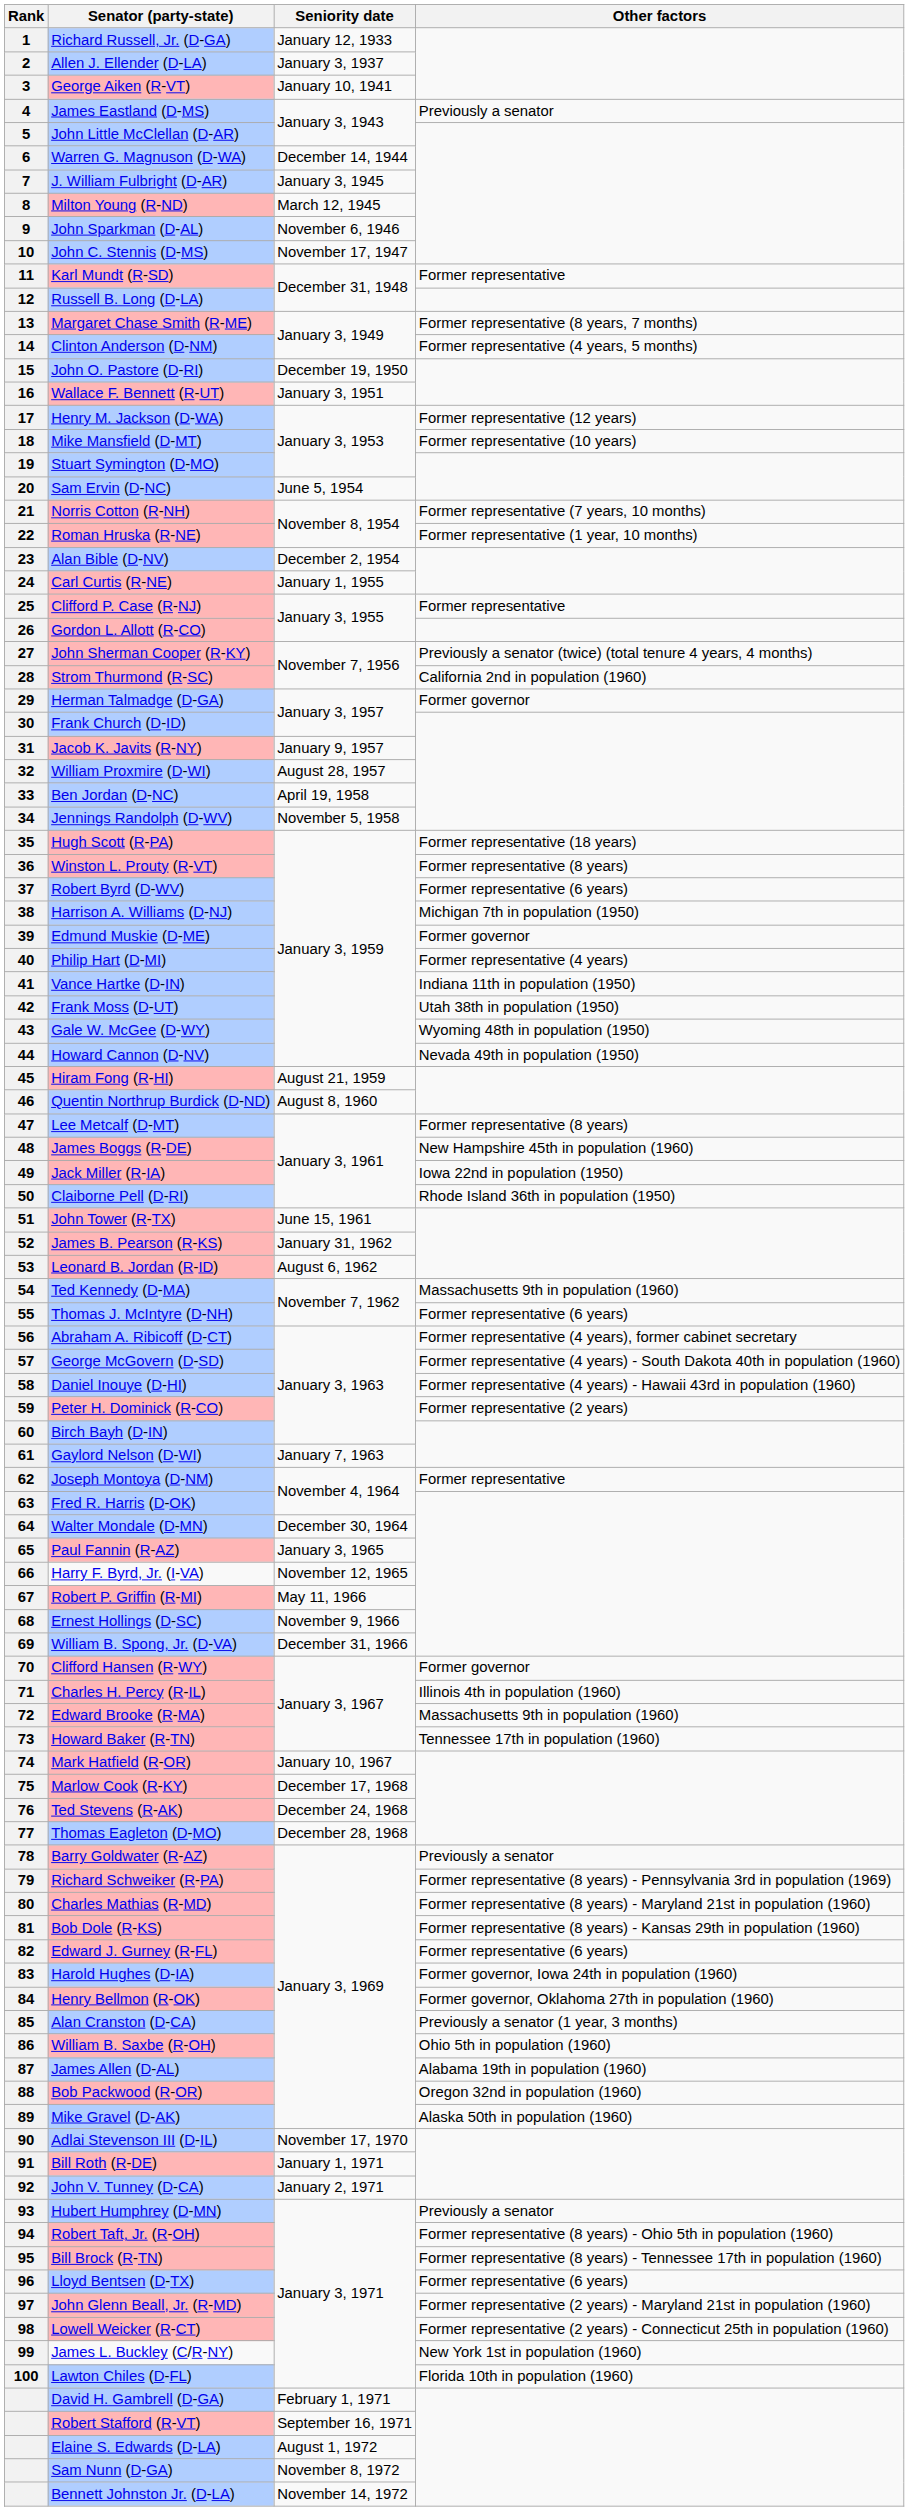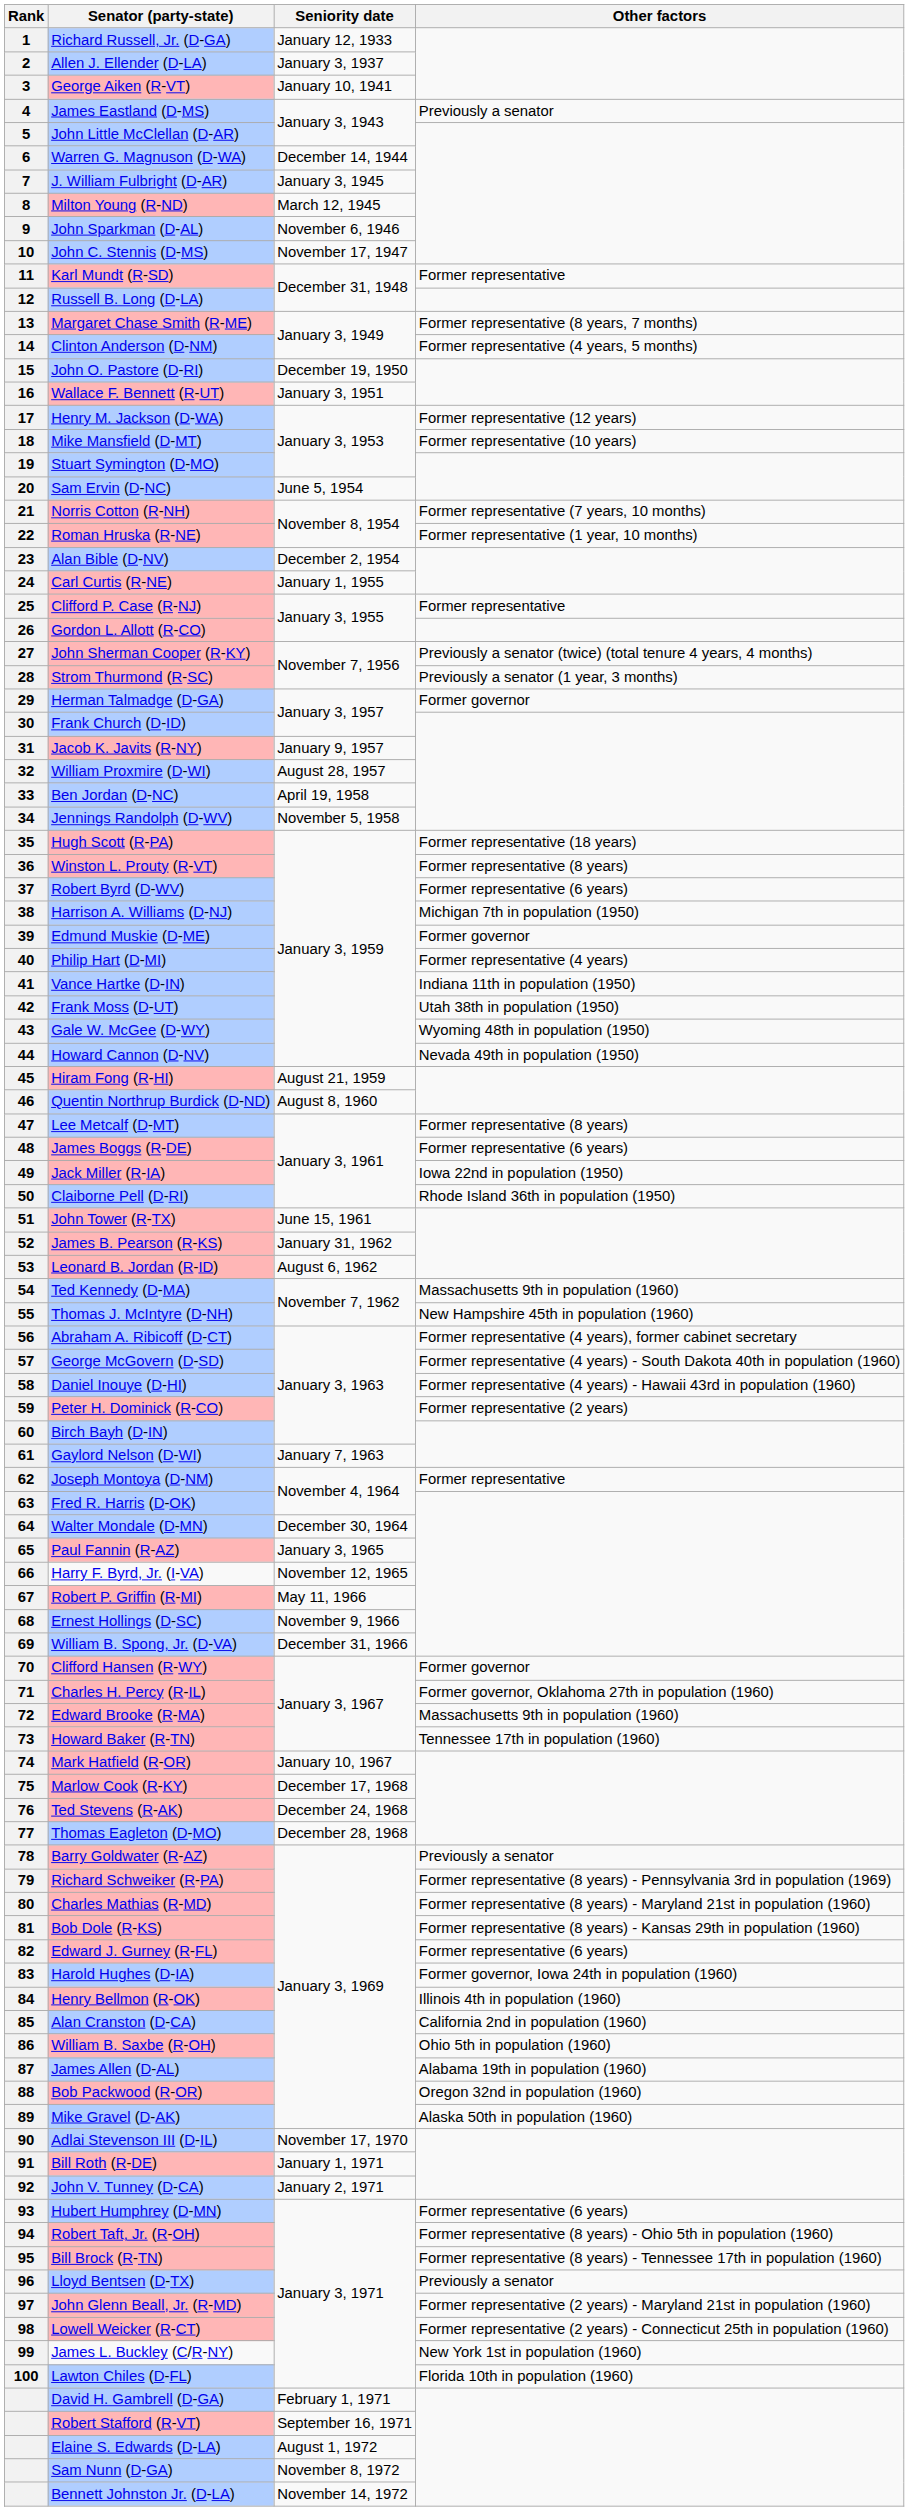(533, 677) California 2nd in population (1960) -> (548, 677) Previously a senator (1 year, 3 months)
(556, 1149) New Hampshire 45th in population (1960) -> (523, 1149) Former representative (6 years)
(523, 1314) Former representative (6 years) -> (556, 1314) New Hampshire 45th in population (1960)
(520, 1691) Illinois 4th in population (1960) -> (596, 1691) Former governor, Oklahoma 27th in population (1960)
(596, 1998) Former governor, Oklahoma 27th in population (1960) -> (520, 1998) Illinois 4th in population (1960)
(548, 2022) Previously a senator (1 year, 3 months) -> (533, 2022) California 2nd in population (1960)
(486, 2210) Previously a senator -> (523, 2210) Former representative (6 years)
(523, 2281) Former representative (6 years) -> (486, 2281) Previously a senator
